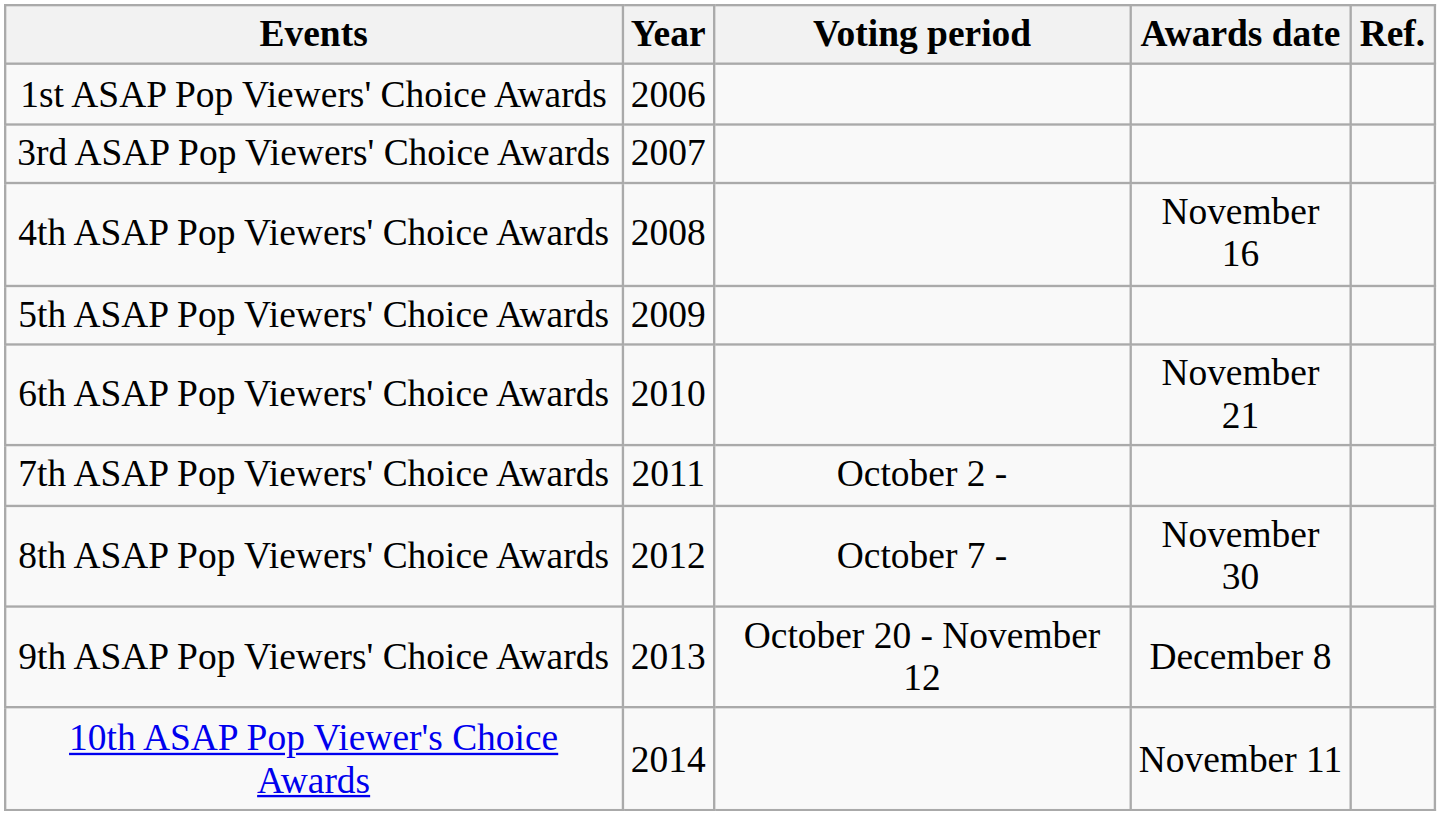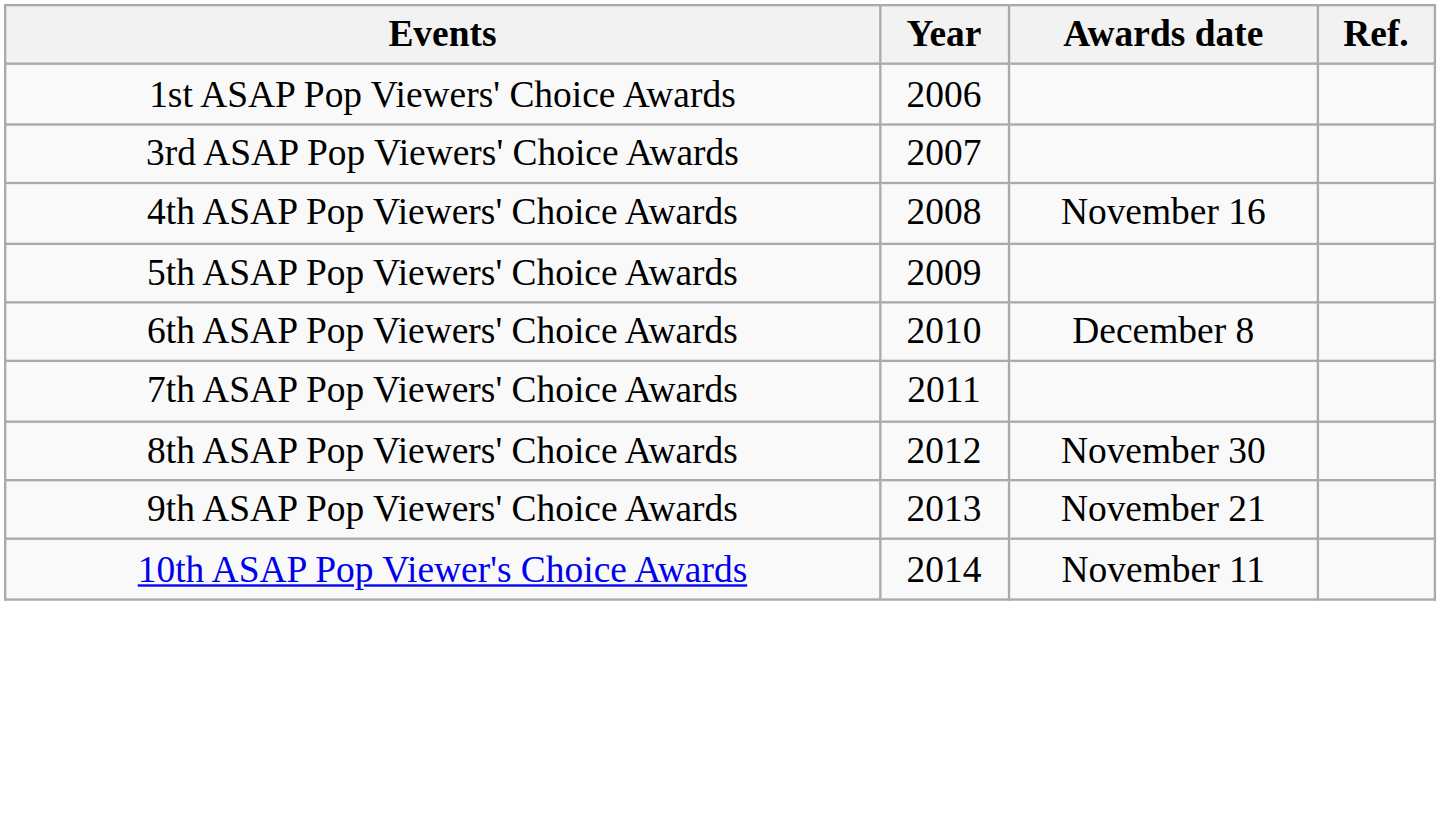- column: (922, 34)
(1240, 394) November 21 -> (1163, 331) December 8
(1240, 656) December 8 -> (1163, 509) November 21
